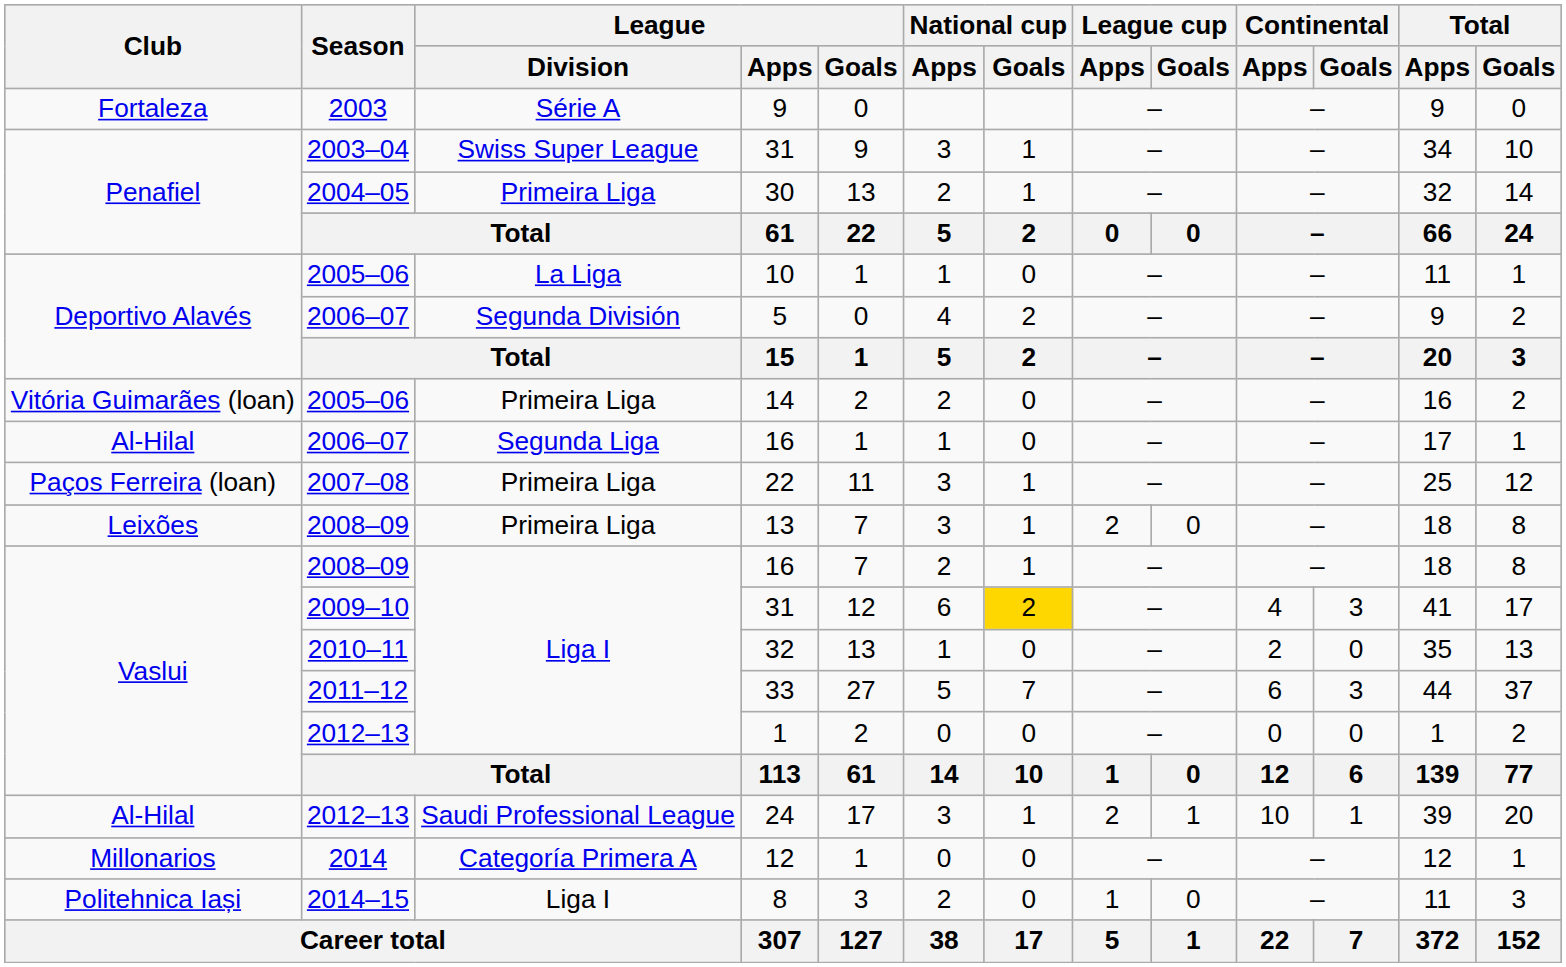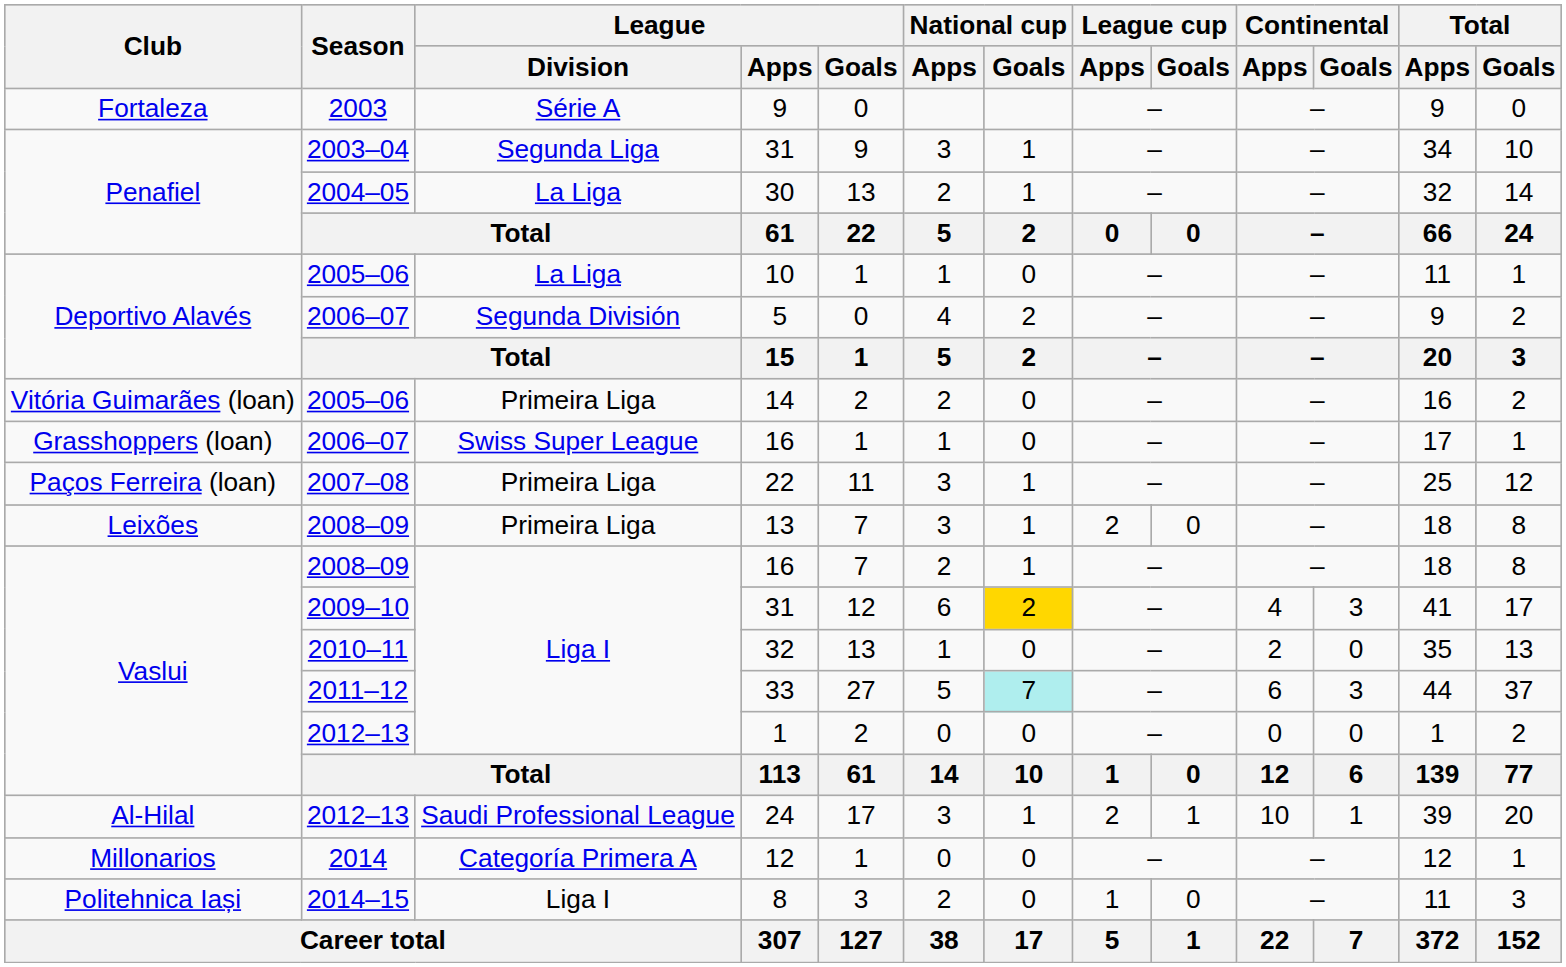(578, 150) Swiss Super League -> (578, 150) Segunda Liga
(578, 191) Primeira Liga -> (578, 191) La Liga
(153, 441) Al-Hilal -> (153, 441) Grasshoppers (loan)
(578, 441) Segunda Liga -> (578, 441) Swiss Super League
(1029, 691) no background -> (1029, 691) paleturquoise background
